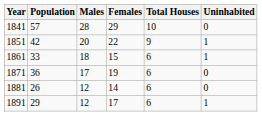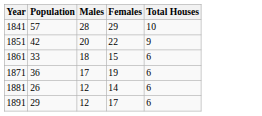- column: (229, 12)
